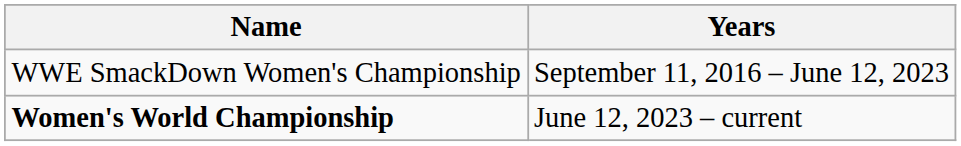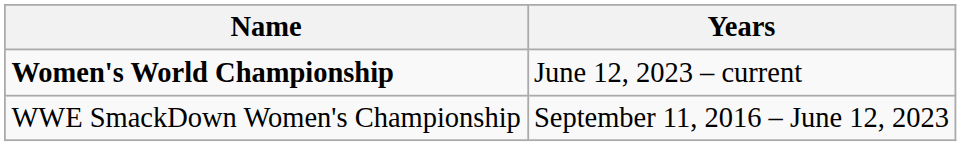rows swapped: (266, 72) <-> (203, 117)
